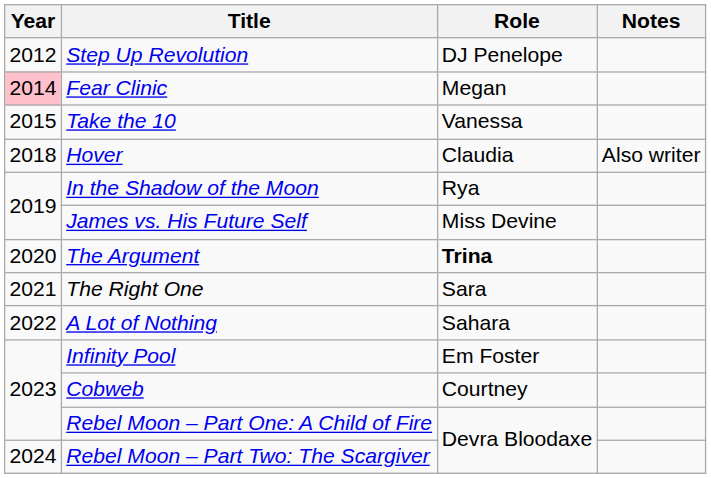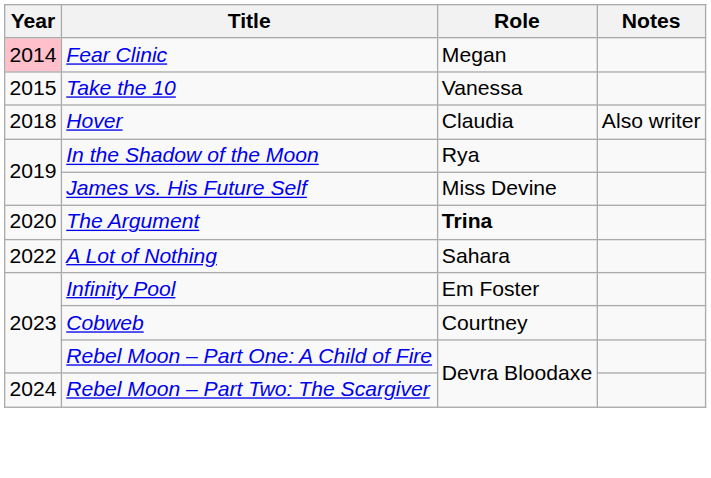- row: (157, 54)
- row: (135, 289)
